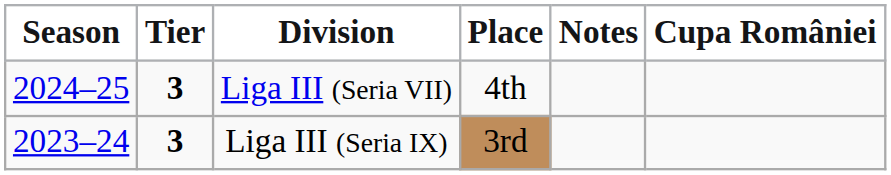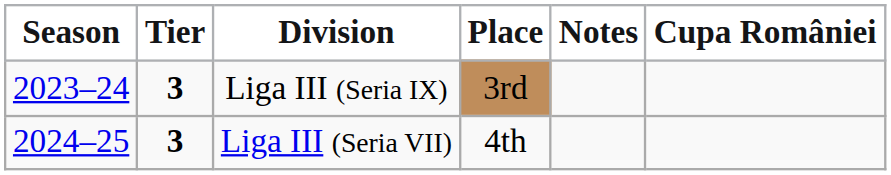rows swapped: (336, 87) <-> (336, 142)
